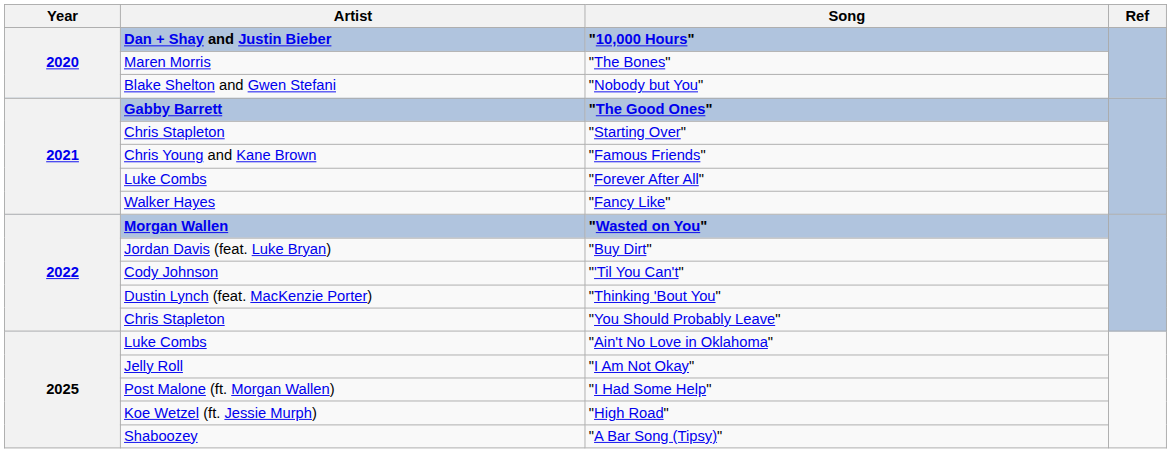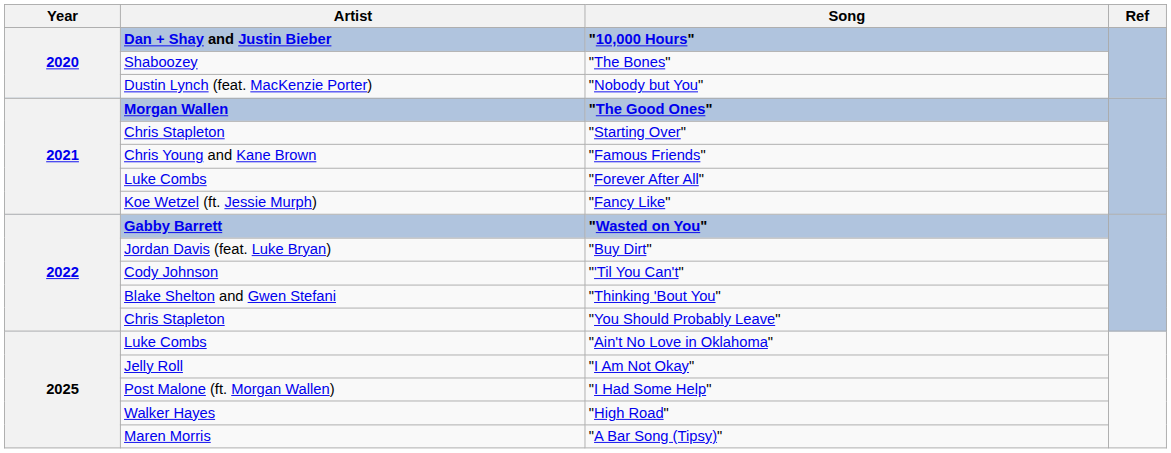(167, 62) Maren Morris -> (161, 62) Shaboozey
(230, 86) Blake Shelton and Gwen Stefani -> (248, 86) Dustin Lynch (feat. MacKenzie Porter)
(173, 109) Gabby Barrett -> (176, 109) Morgan Wallen
(170, 202) Walker Hayes -> (220, 202) Koe Wetzel (ft. Jessie Murph)
(176, 226) Morgan Wallen -> (173, 226) Gabby Barrett
(248, 296) Dustin Lynch (feat. MacKenzie Porter) -> (230, 296) Blake Shelton and Gwen Stefani
(220, 413) Koe Wetzel (ft. Jessie Murph) -> (170, 413) Walker Hayes
(161, 436) Shaboozey -> (167, 436) Maren Morris
